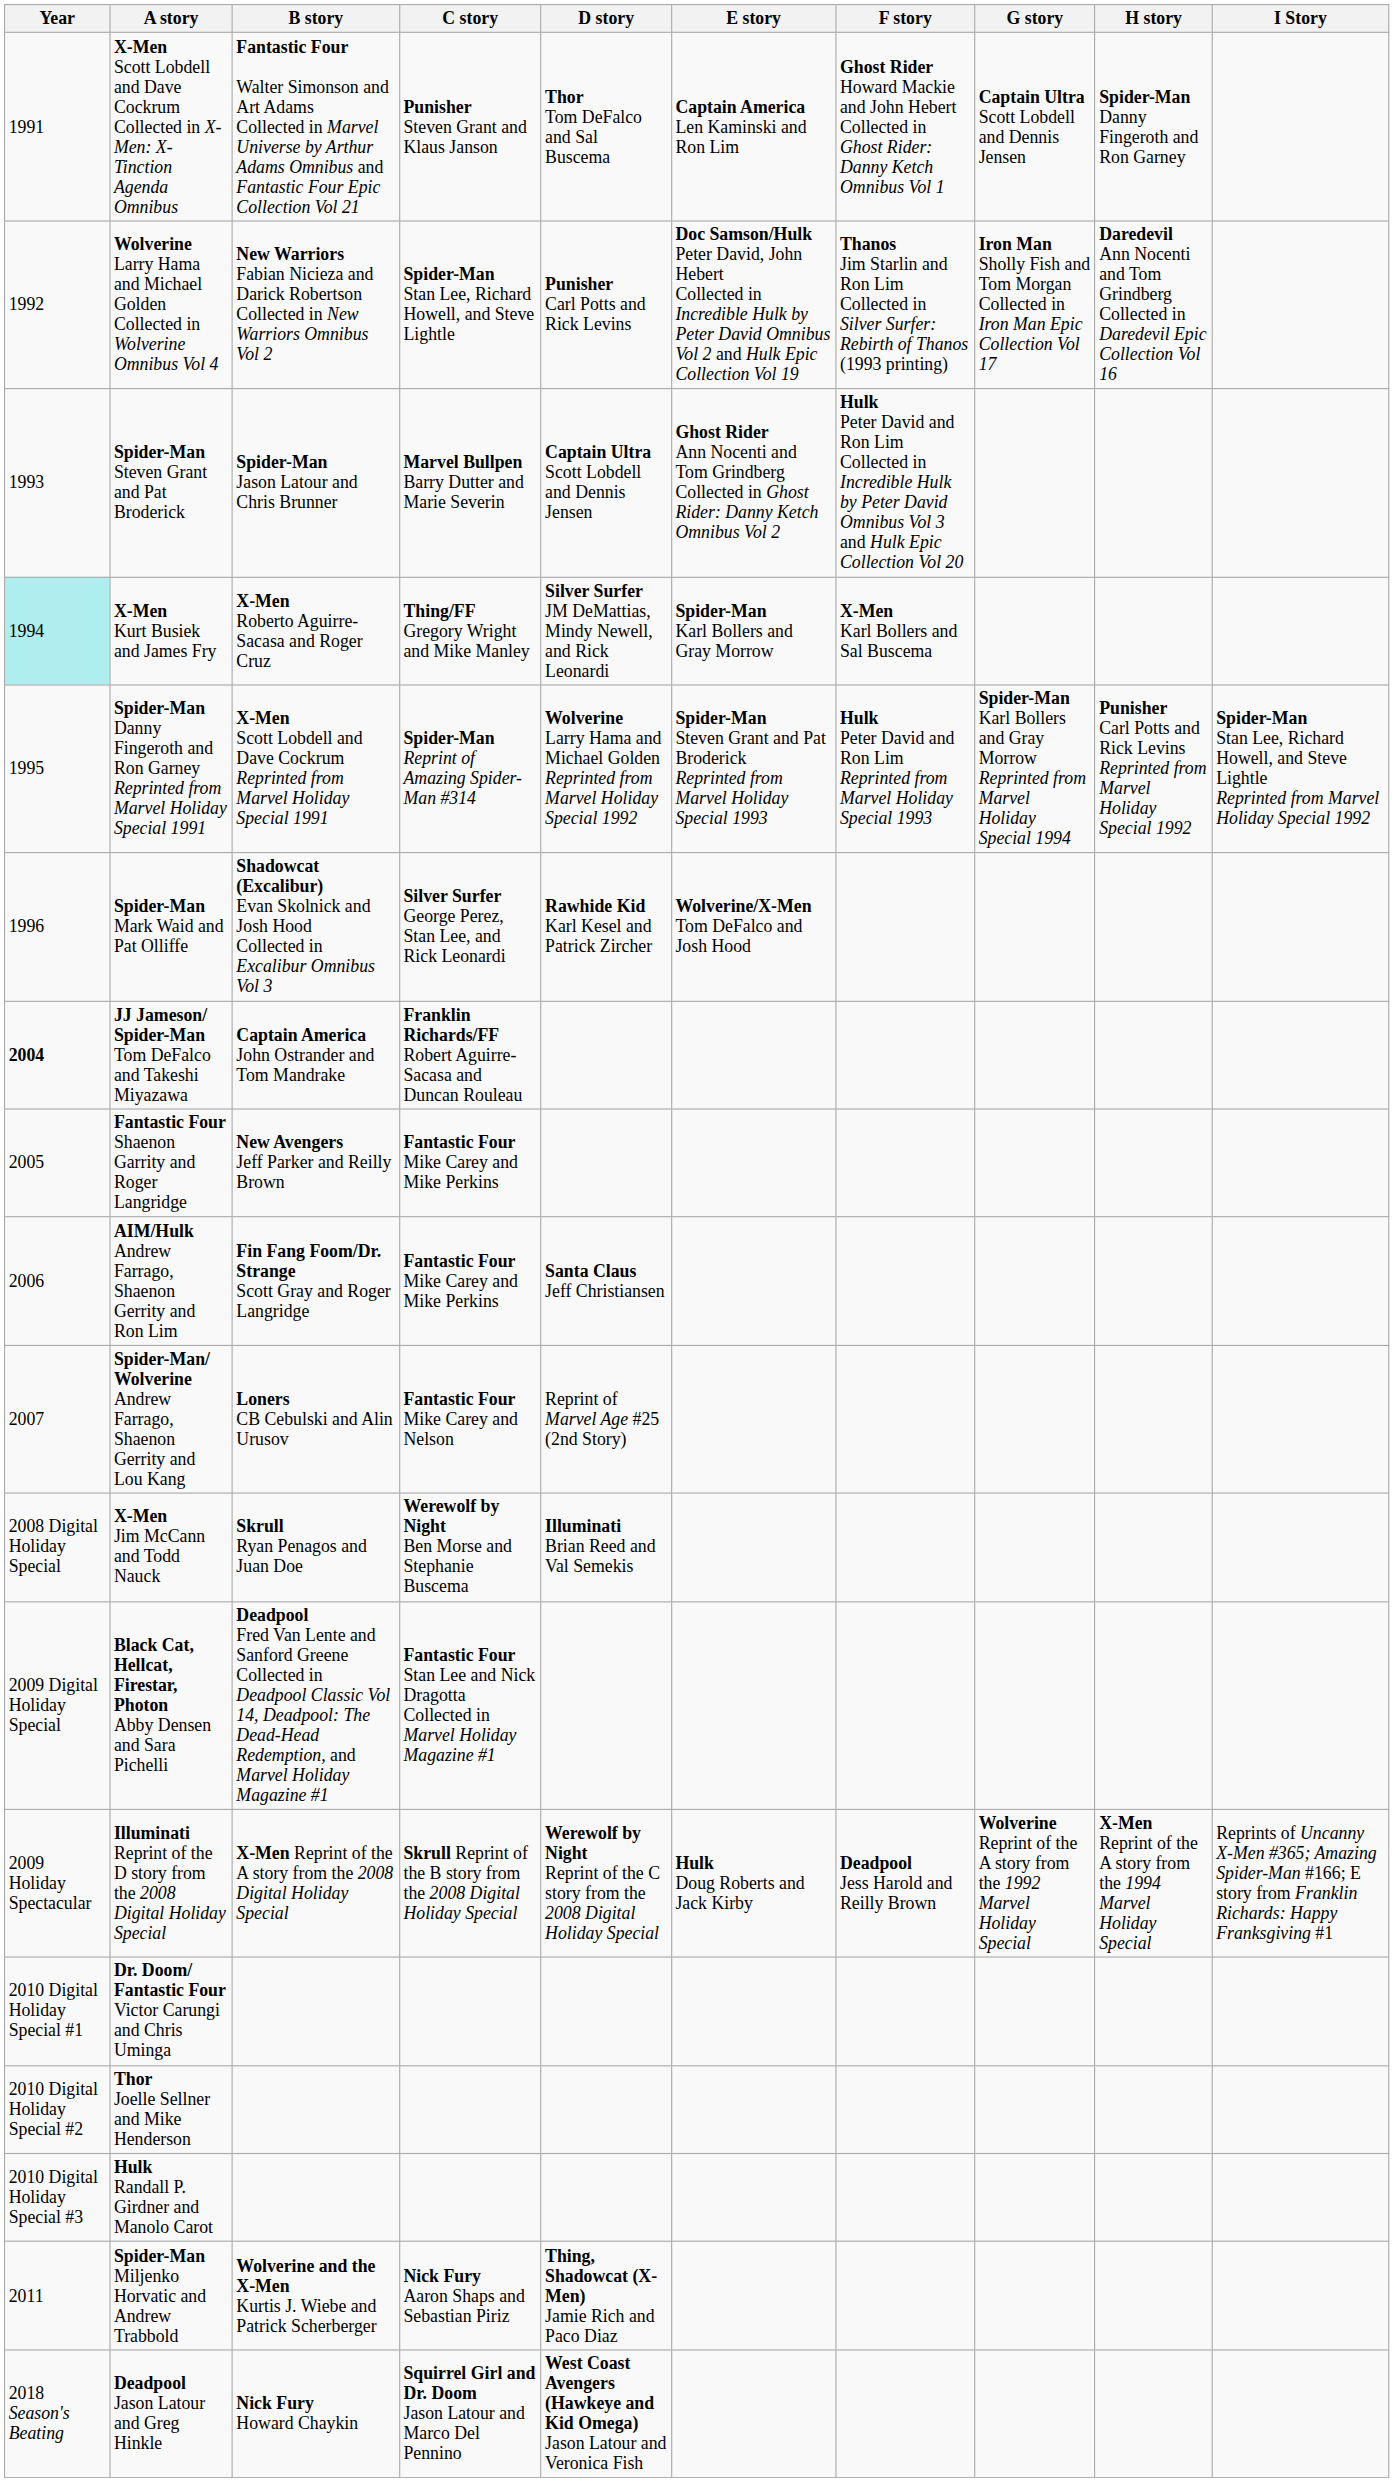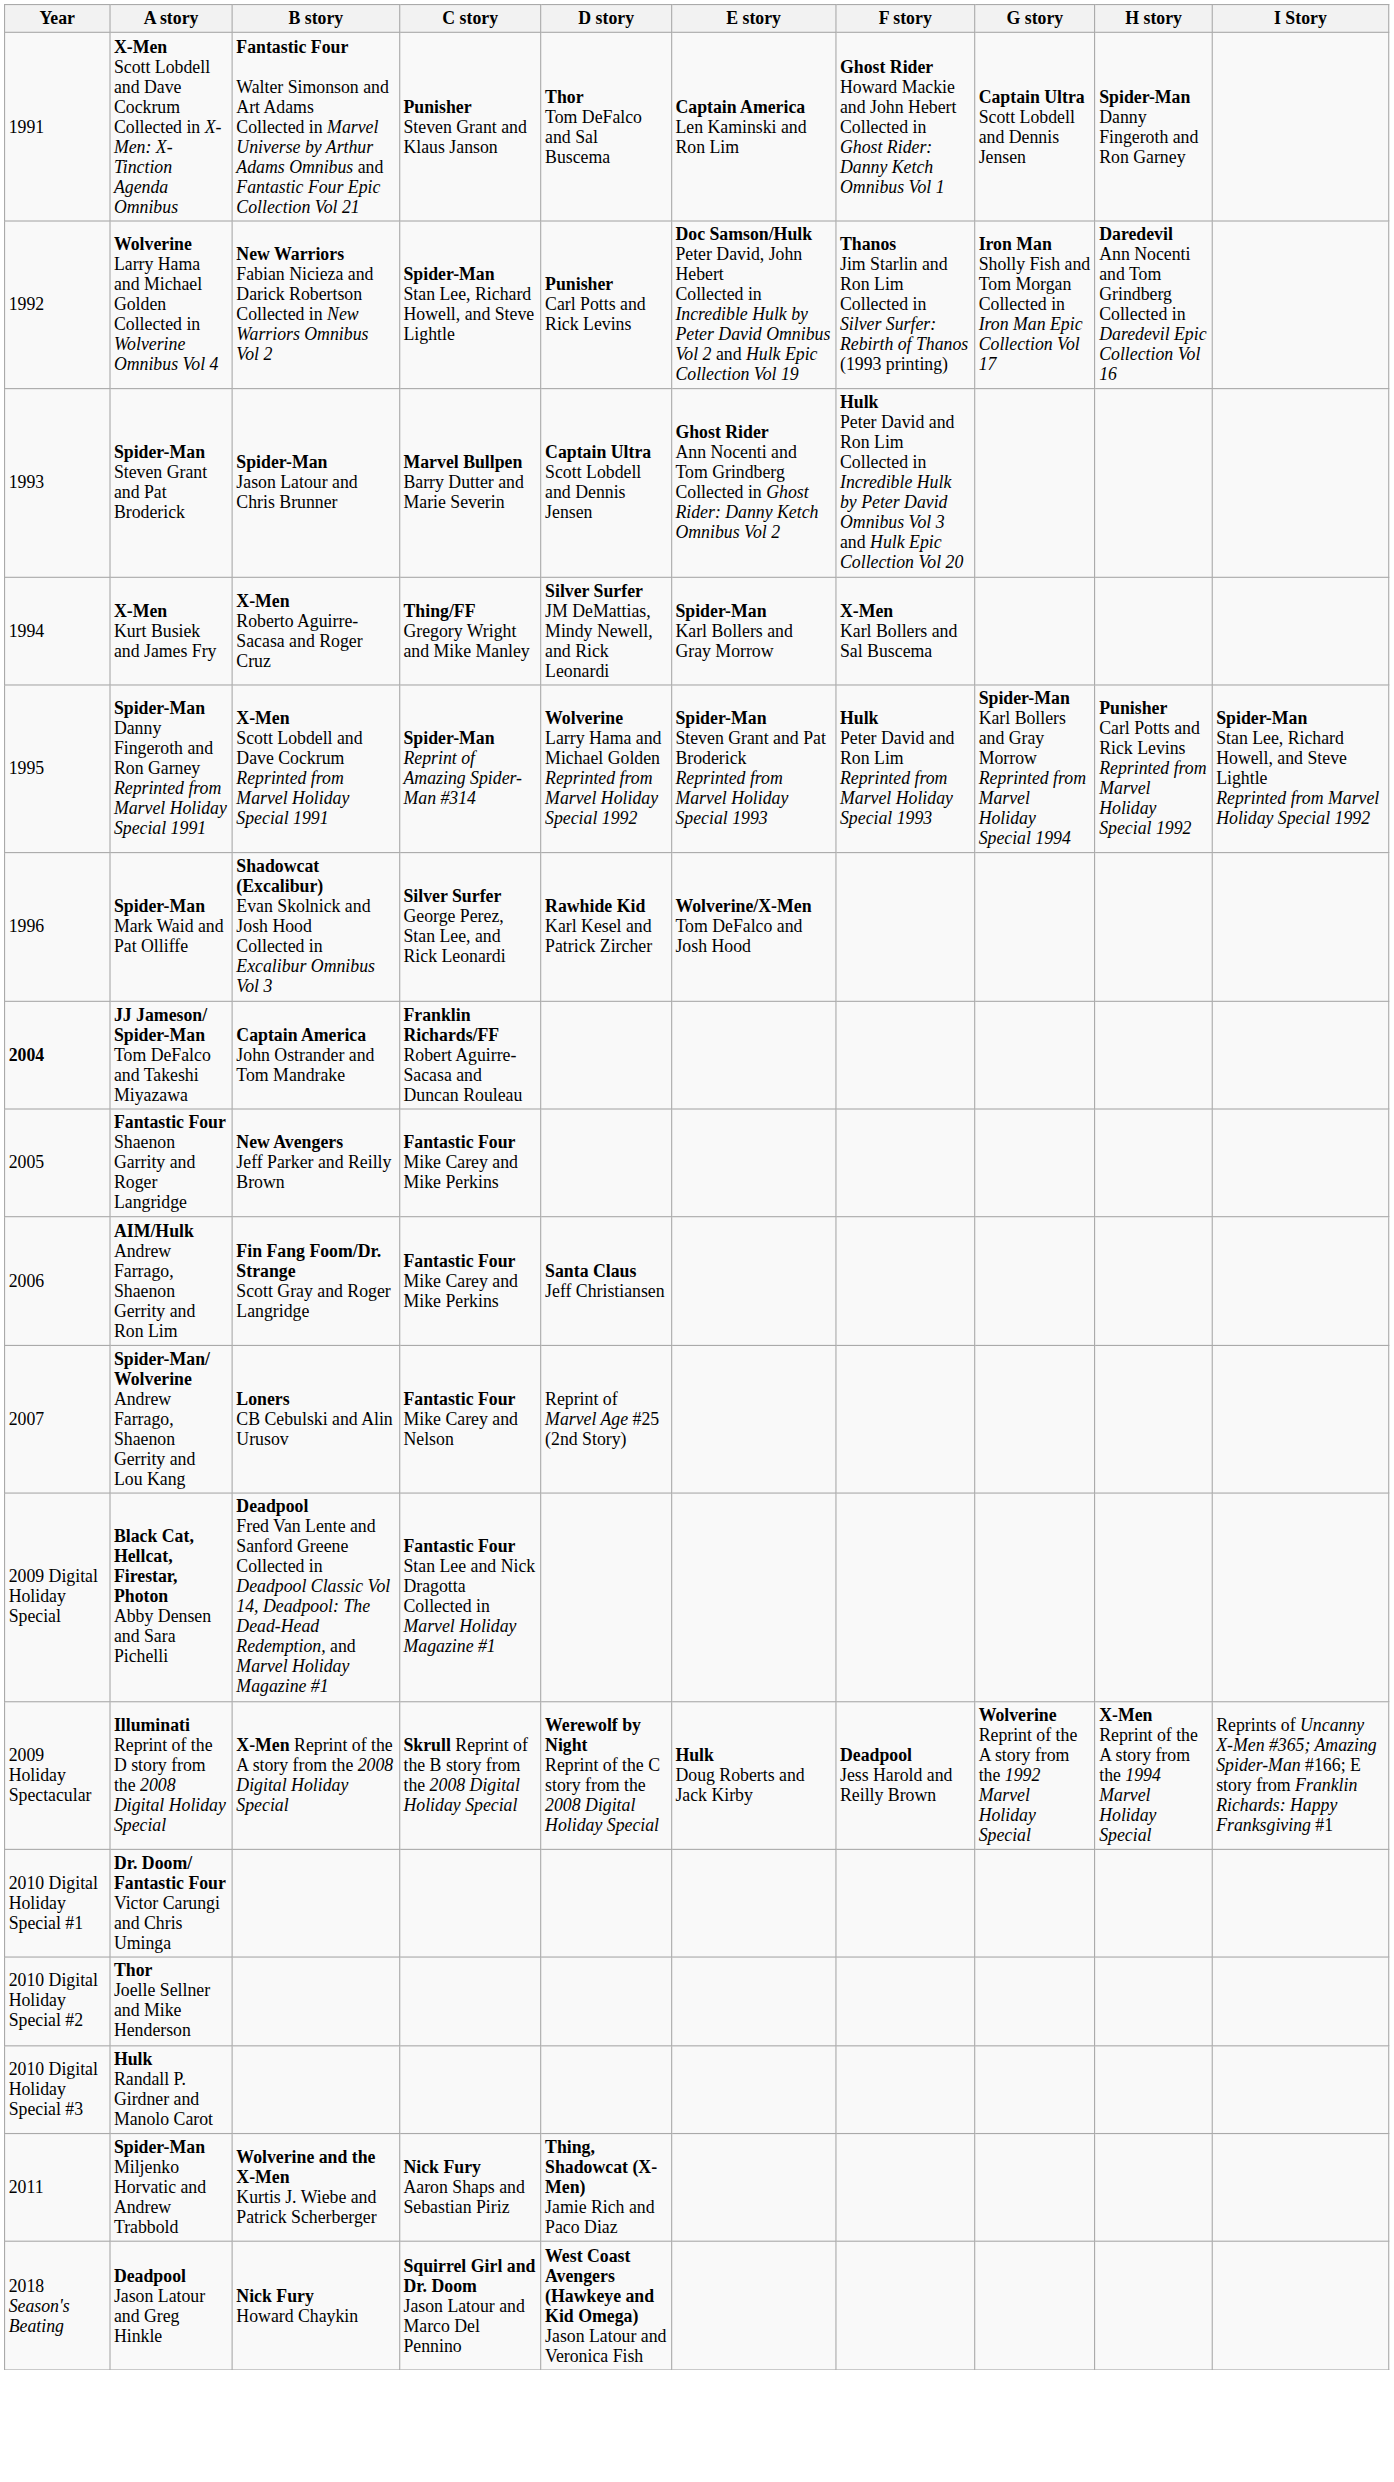(26, 630) paleturquoise background -> (26, 630) no background
- row: (160, 1547)
